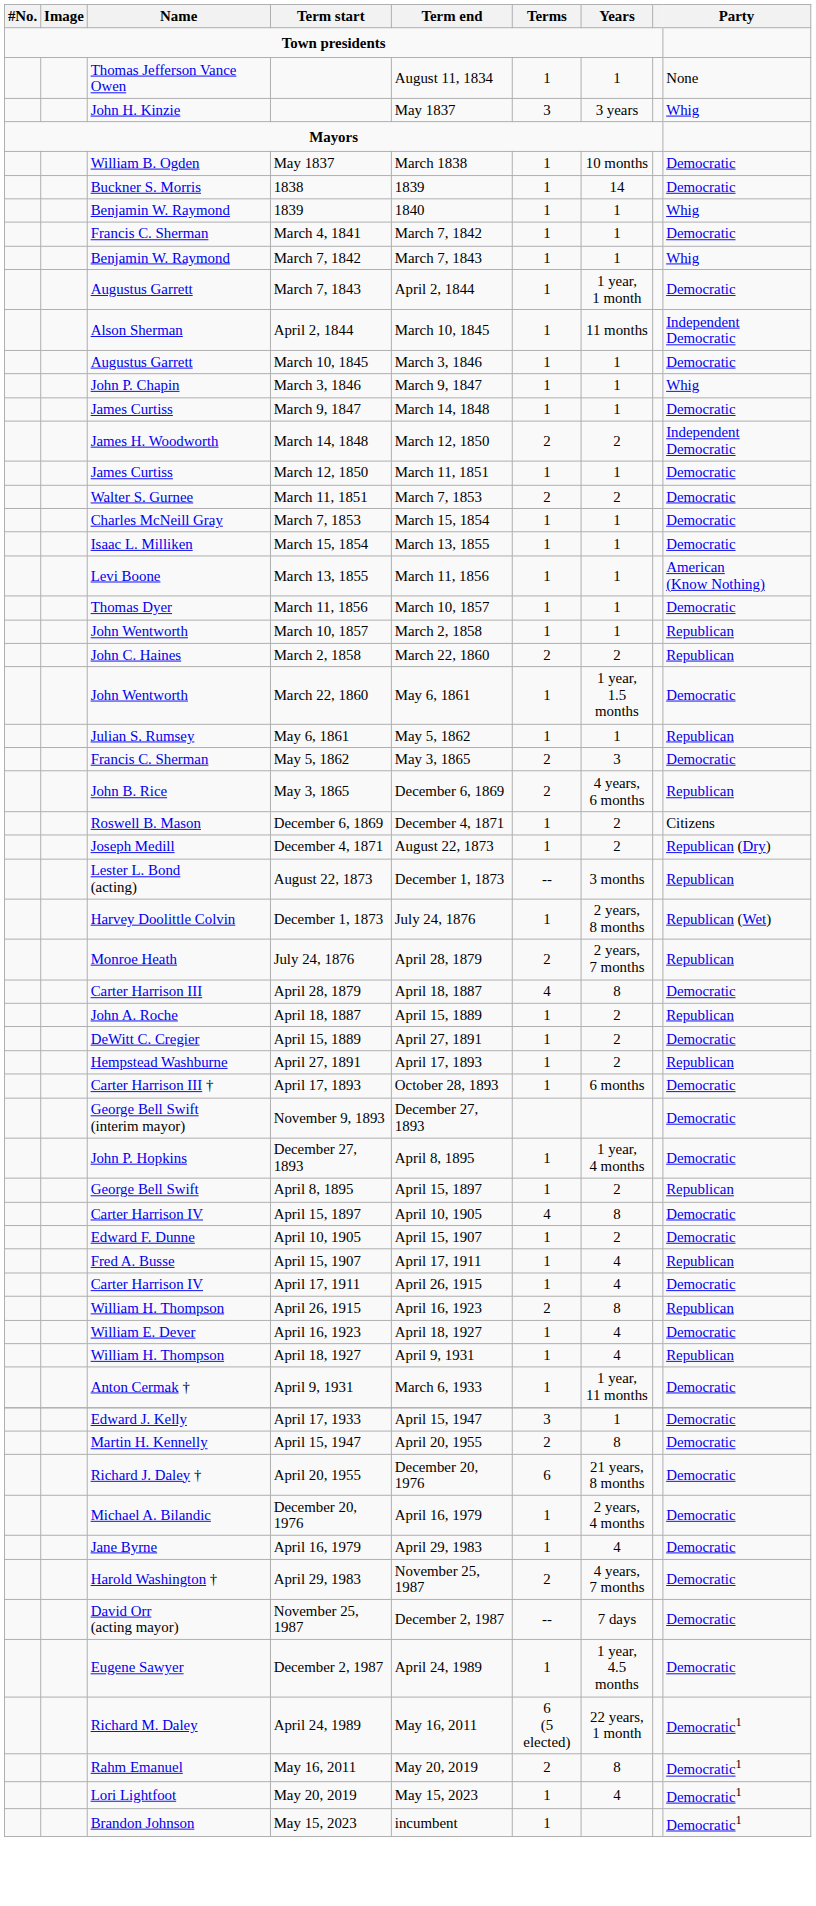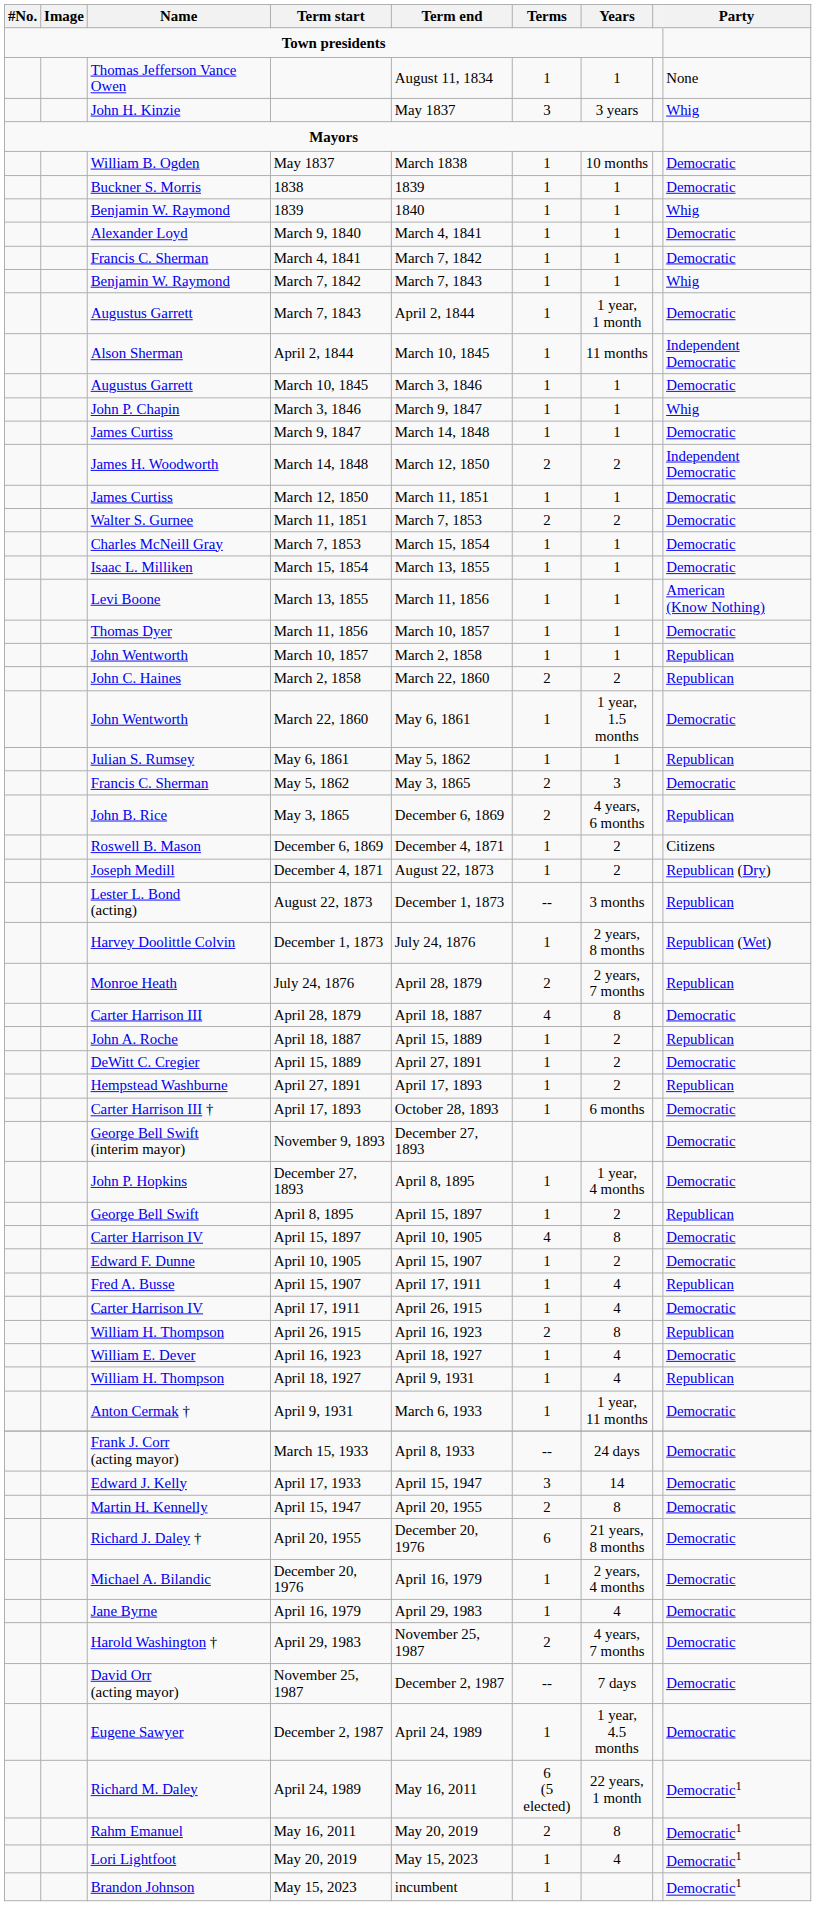(617, 186) 14 -> (617, 186) 1
+ row: (139, 234)
+ row: (135, 1451)
(617, 1419) 1 -> (617, 1483) 14
